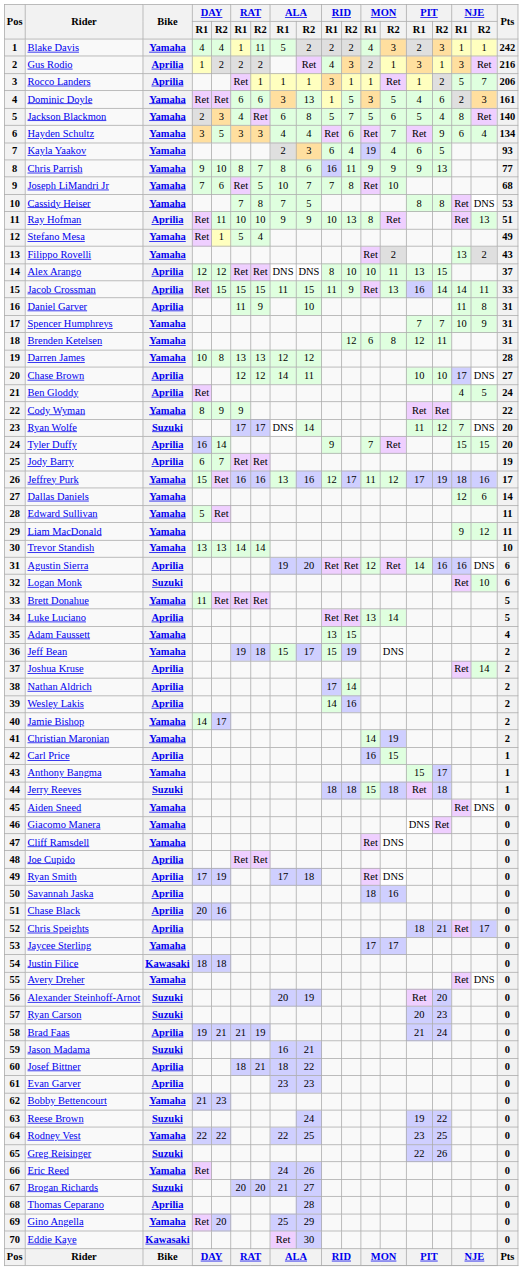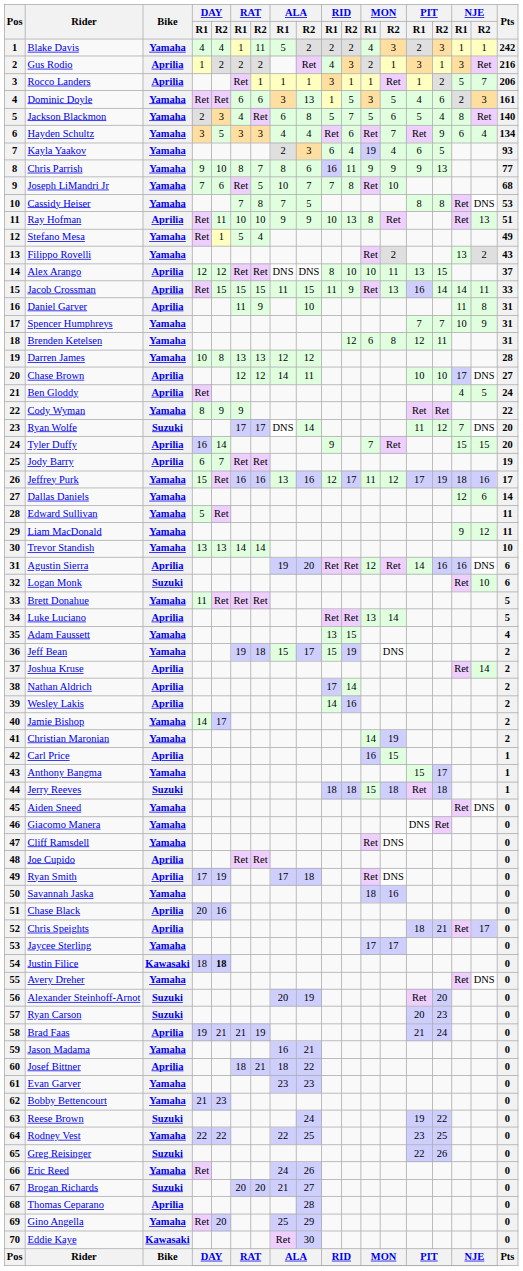(167, 893) Aprilia -> (167, 893) Yamaha
(221, 962) normal -> (221, 962) bold
(167, 1049) Suzuki -> (167, 1049) Yamaha
(167, 1083) Aprilia -> (167, 1083) Yamaha
